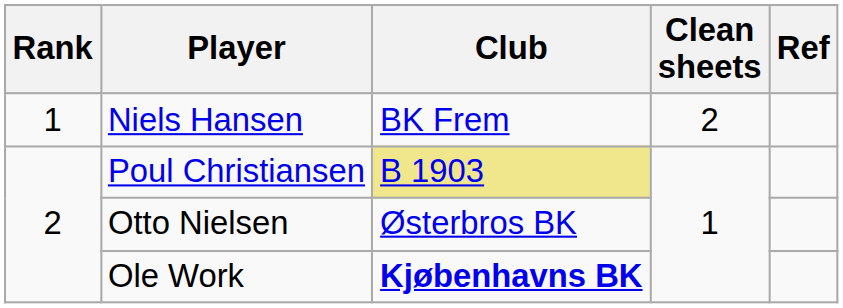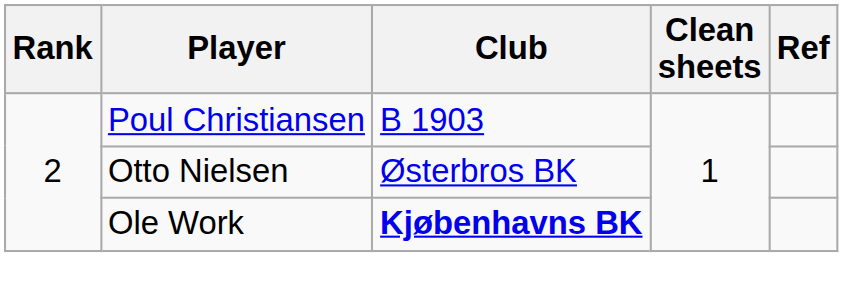- row: (205, 119)
(432, 171) khaki background -> (432, 119) no background
